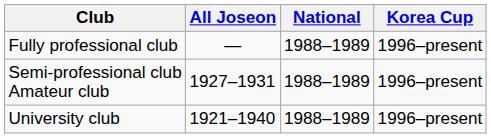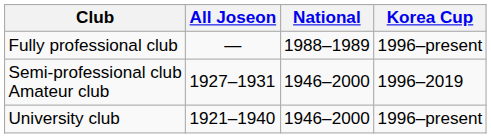(327, 82) 1988–1989 -> (327, 82) 1946–2000
(430, 82) 1996–present -> (420, 82) 1996–2019
(327, 118) 1988–1989 -> (327, 118) 1946–2000
